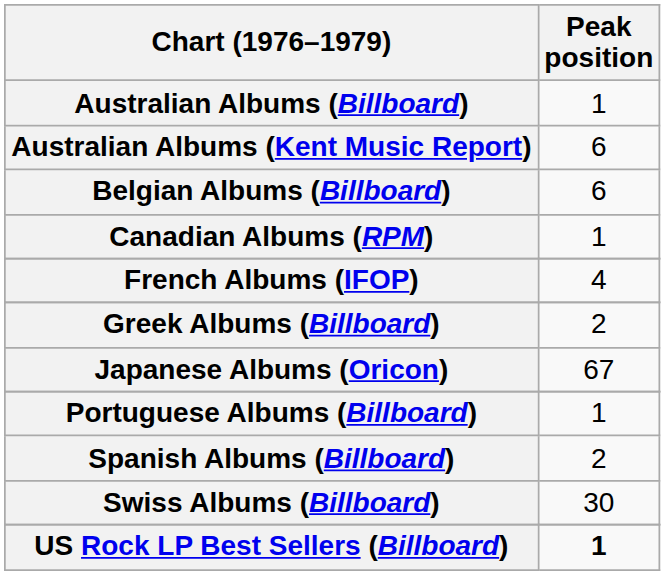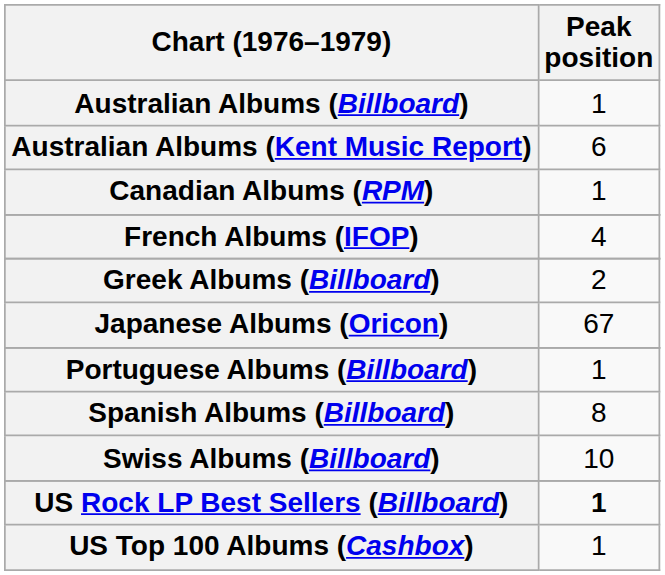- row: (271, 191)
(599, 457) 2 -> (599, 413) 8
(599, 502) 30 -> (599, 457) 10
+ row: (271, 546)
